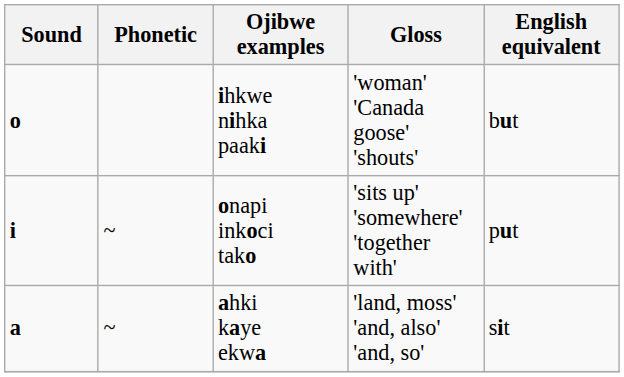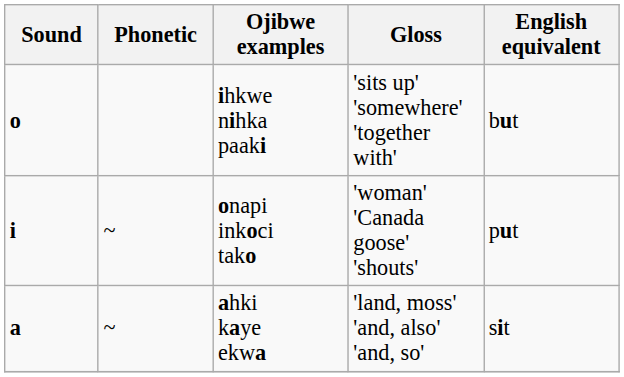(390, 119) 'woman' 'Canada goose' 'shouts' -> (408, 119) 'sits up' 'somewhere' 'together with'
(408, 230) 'sits up' 'somewhere' 'together with' -> (390, 230) 'woman' 'Canada goose' 'shouts'
